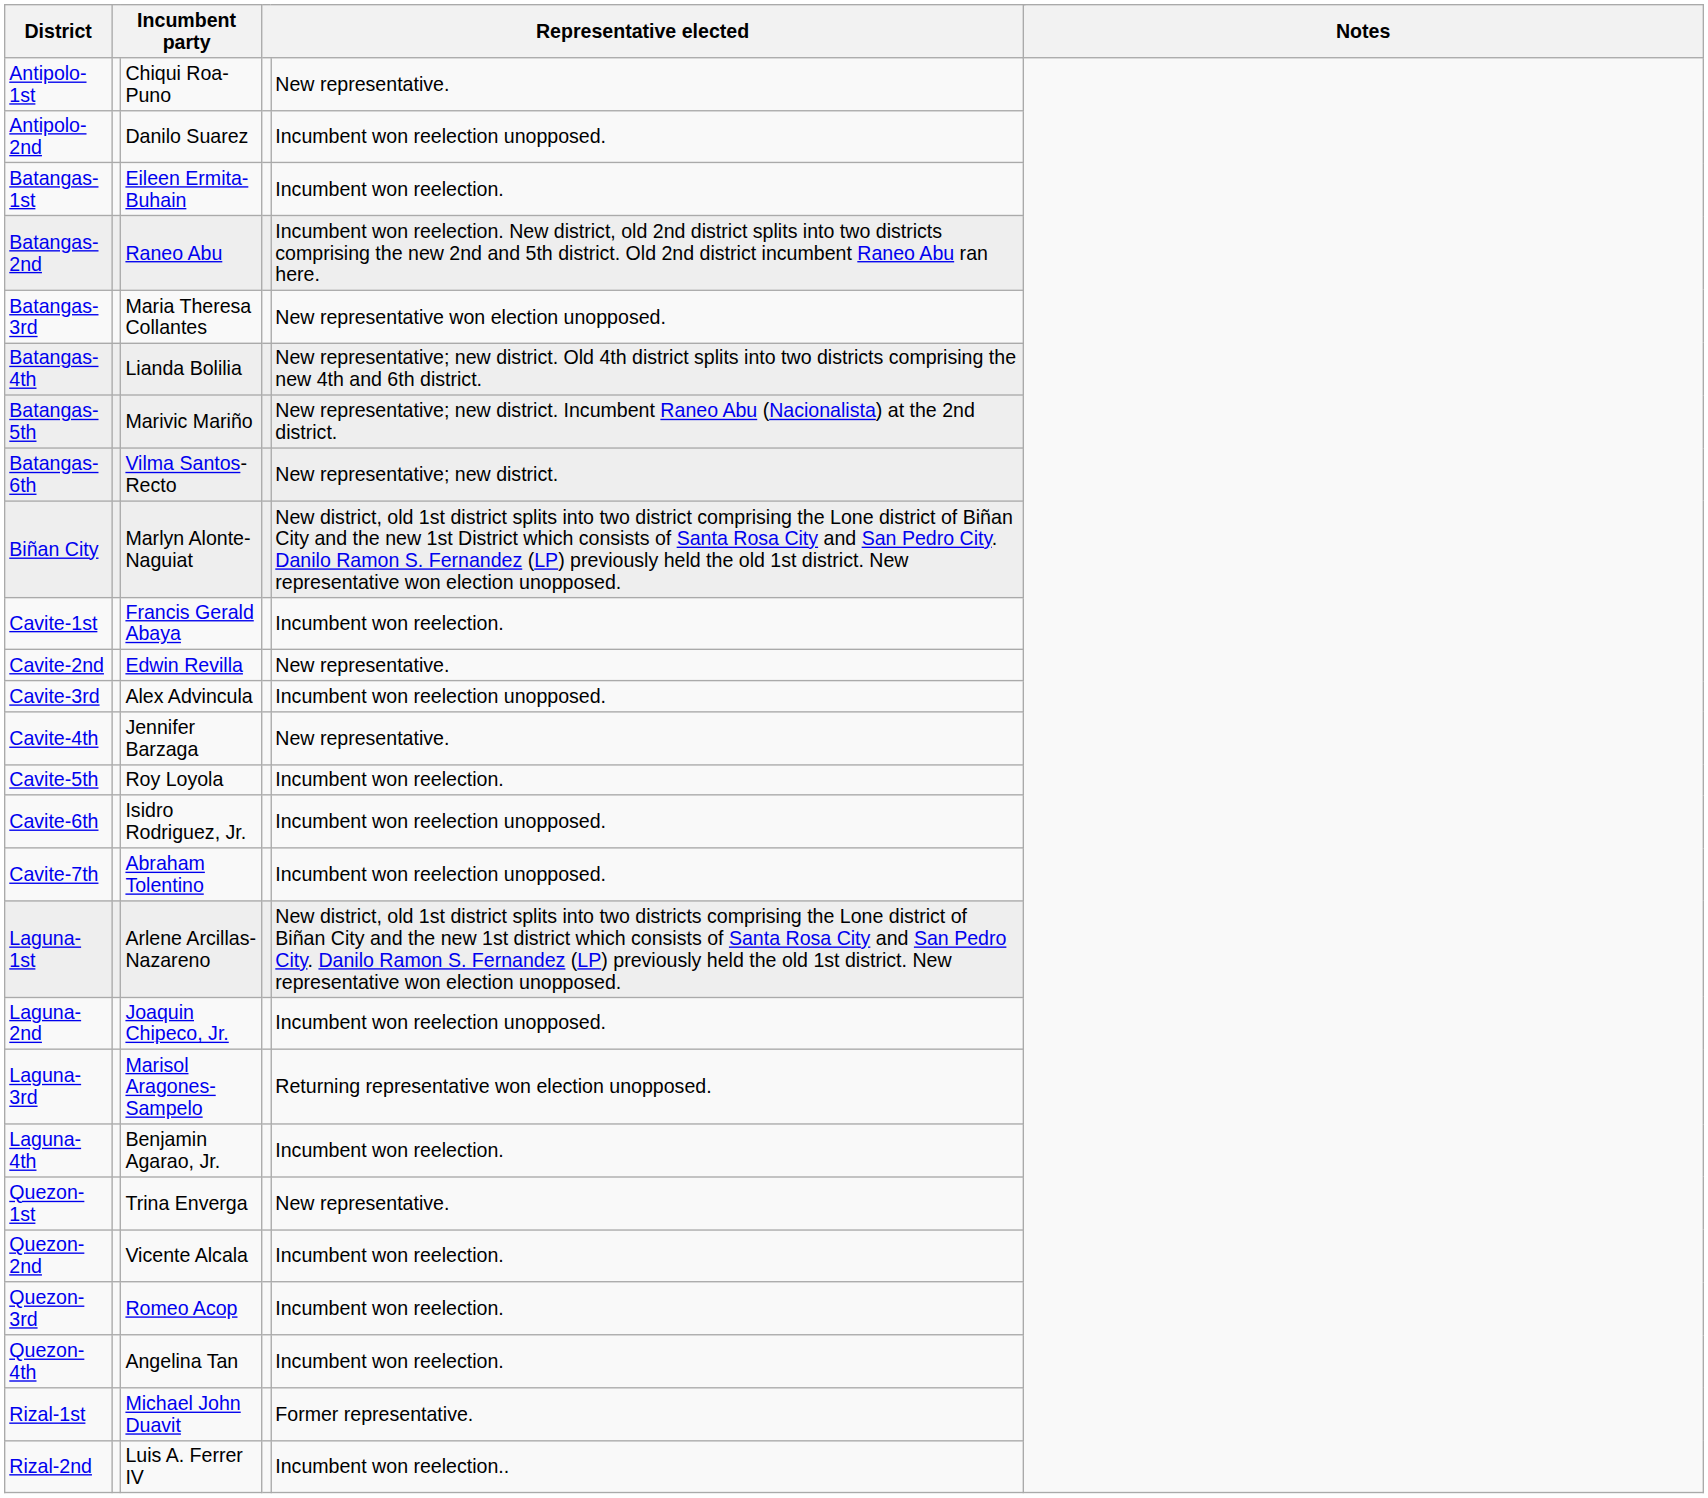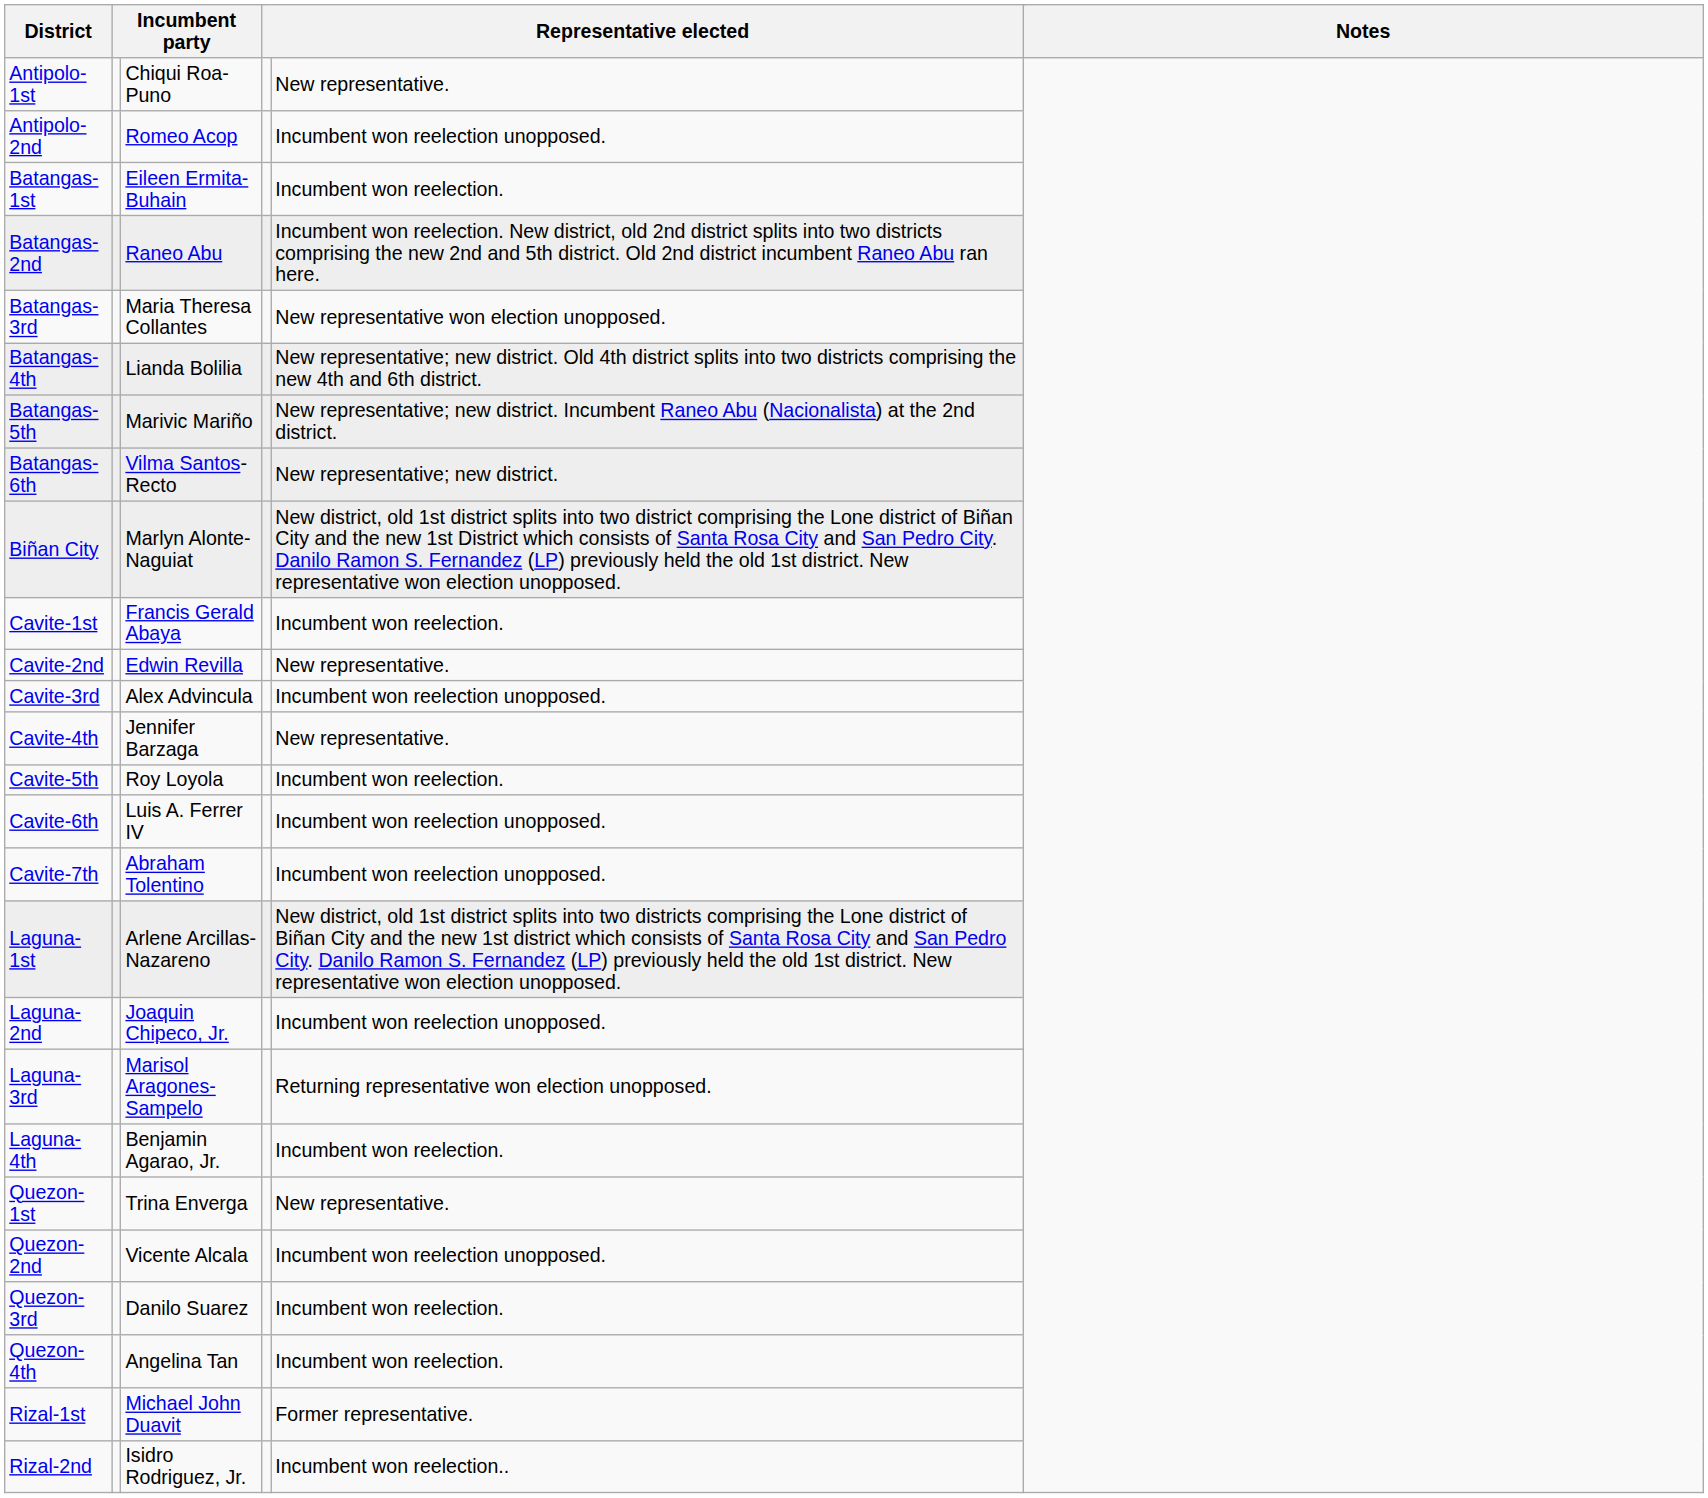(187, 137) Danilo Suarez -> (181, 137) Romeo Acop
(186, 822) Isidro Rodriguez, Jr. -> (184, 822) Luis A. Ferrer IV
(390, 1256) Incumbent won reelection. -> (441, 1256) Incumbent won reelection unopposed.
(181, 1309) Romeo Acop -> (187, 1309) Danilo Suarez
(184, 1467) Luis A. Ferrer IV -> (186, 1467) Isidro Rodriguez, Jr.
